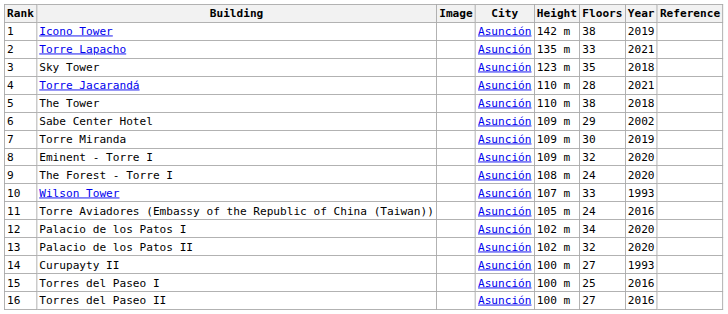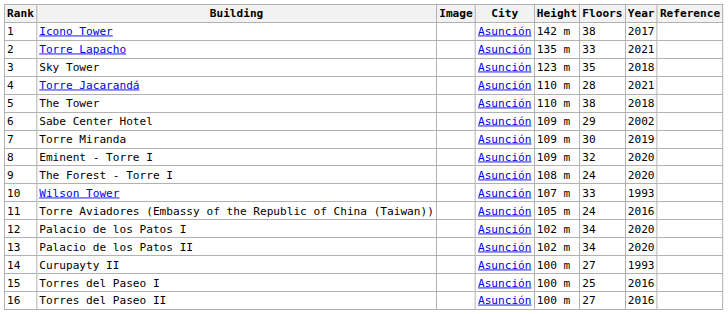(641, 32) 2019 -> (641, 32) 2017
(589, 247) 32 -> (589, 247) 34
